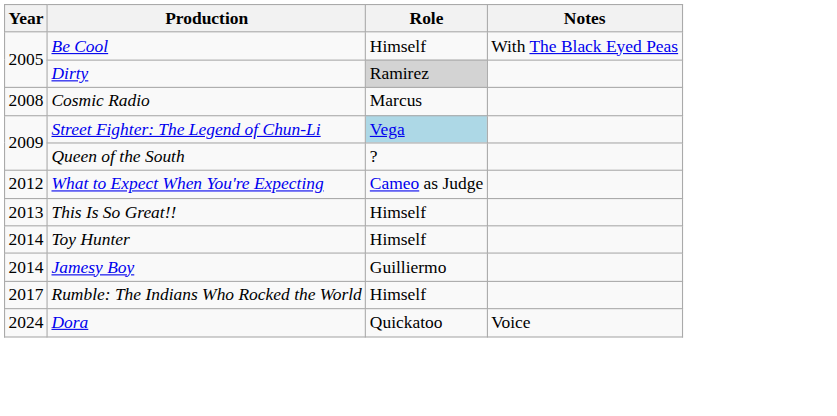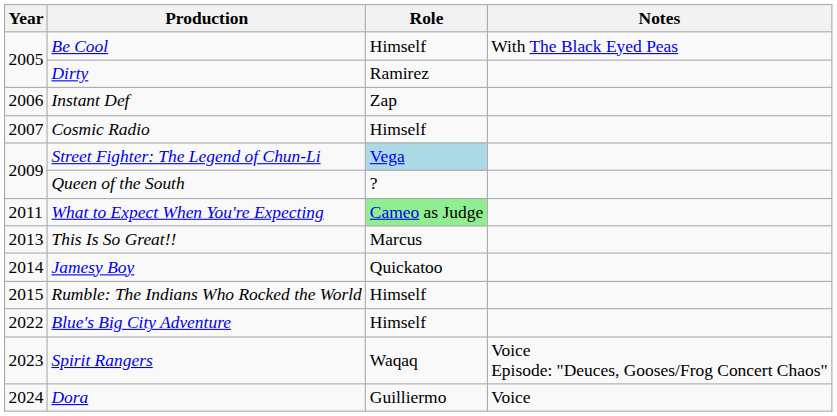(399, 73) lightgrey background -> (399, 73) no background
+ row: (90, 101)
(26, 101) 2008 -> (26, 128) 2007
(396, 101) Marcus -> (398, 128) Himself
(26, 184) 2012 -> (26, 211) 2011
(427, 184) no background -> (427, 211) lightgreen background
(398, 211) Himself -> (396, 239) Marcus
- row: (91, 239)
(408, 267) Guilliermo -> (406, 267) Quickatoo
(26, 294) 2017 -> (26, 294) 2015
+ row: (141, 322)
+ row: (102, 360)
(406, 322) Quickatoo -> (408, 397) Guilliermo
